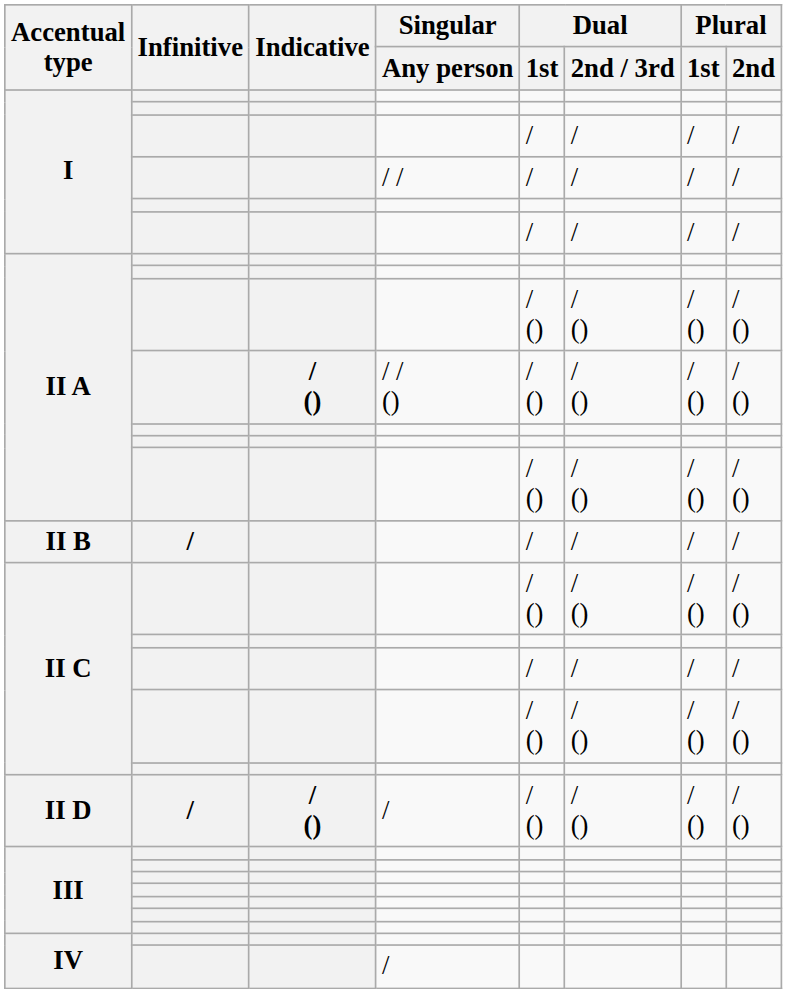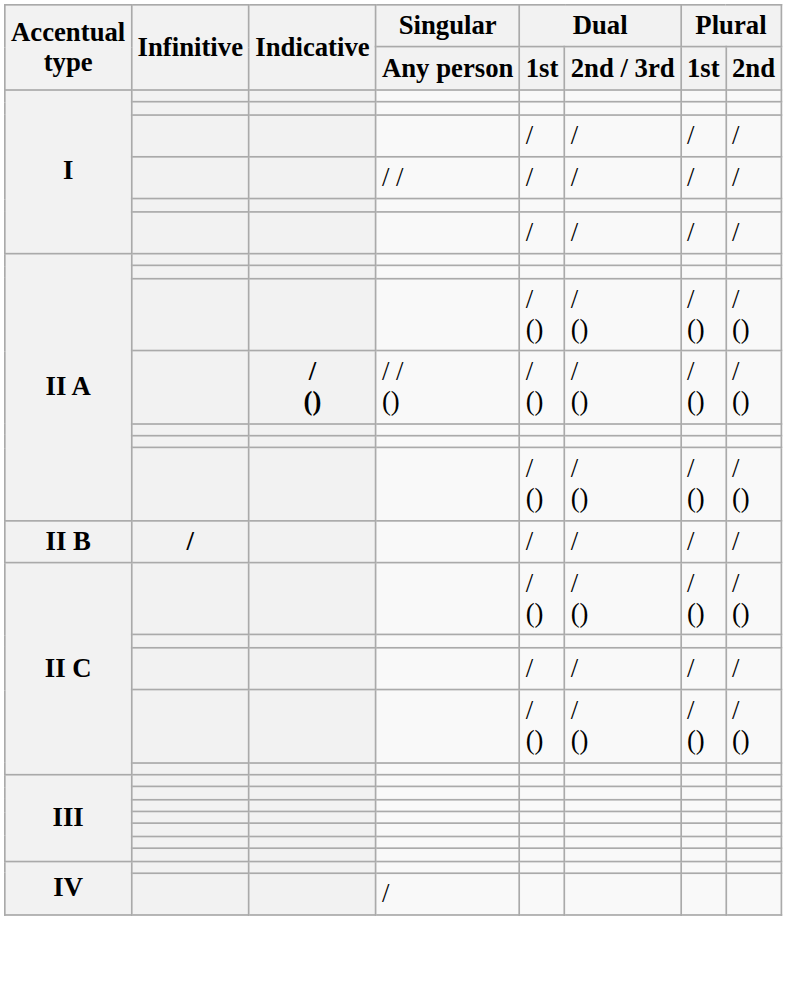- row: (68, 810)
